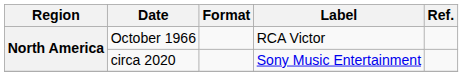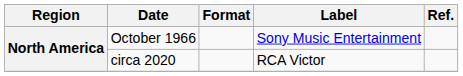(291, 37) RCA Victor -> (339, 37) Sony Music Entertainment
(339, 60) Sony Music Entertainment -> (291, 60) RCA Victor
